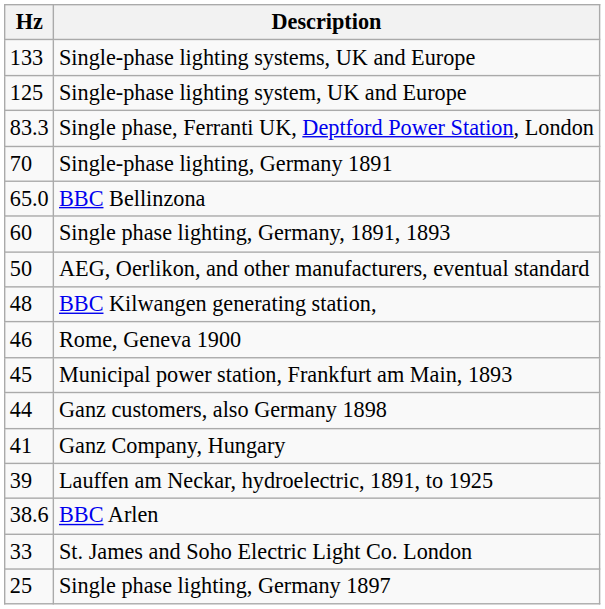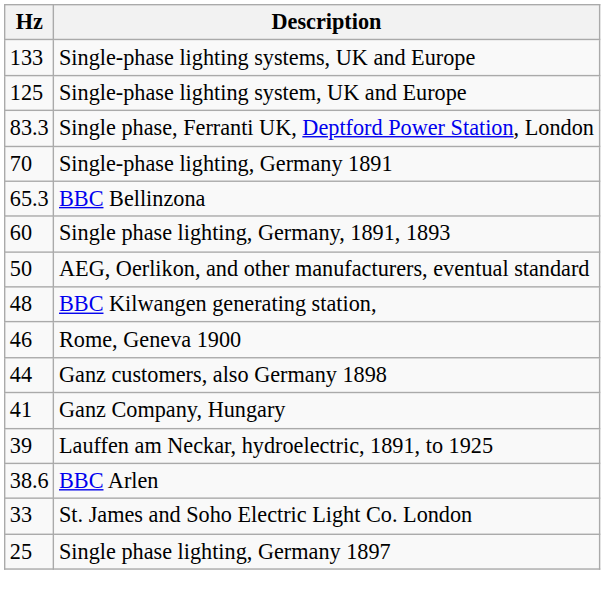(29, 198) 65.0 -> (29, 198) 65.3
- row: (286, 374)
